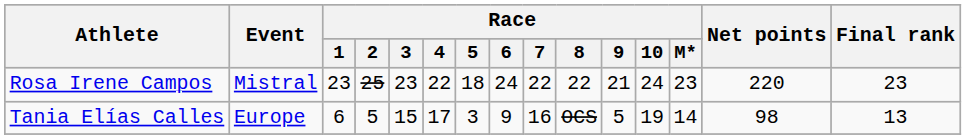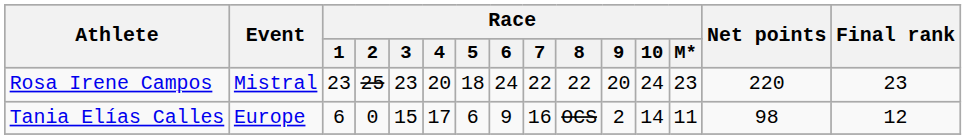(439, 84) 22 -> (439, 84) 20
(619, 84) 21 -> (619, 84) 20
(372, 118) 5 -> (372, 118) 0
(473, 118) 3 -> (473, 118) 6
(619, 118) 5 -> (619, 118) 2
(652, 118) 19 -> (652, 118) 14
(686, 118) 14 -> (686, 118) 11
(896, 118) 13 -> (896, 118) 12
